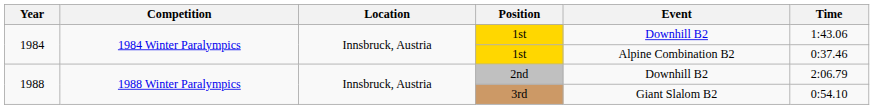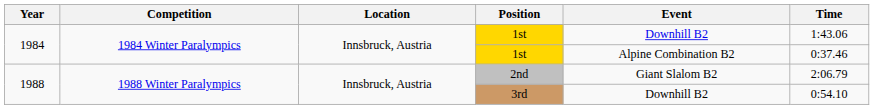(677, 74) Downhill B2 -> (677, 74) Giant Slalom B2
(677, 94) Giant Slalom B2 -> (677, 94) Downhill B2
